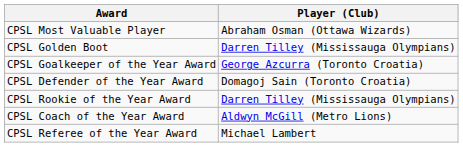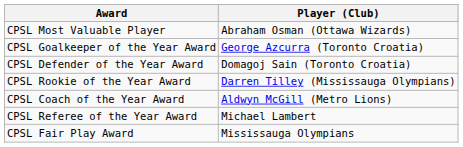- row: (58, 47)
+ row: (70, 133)
